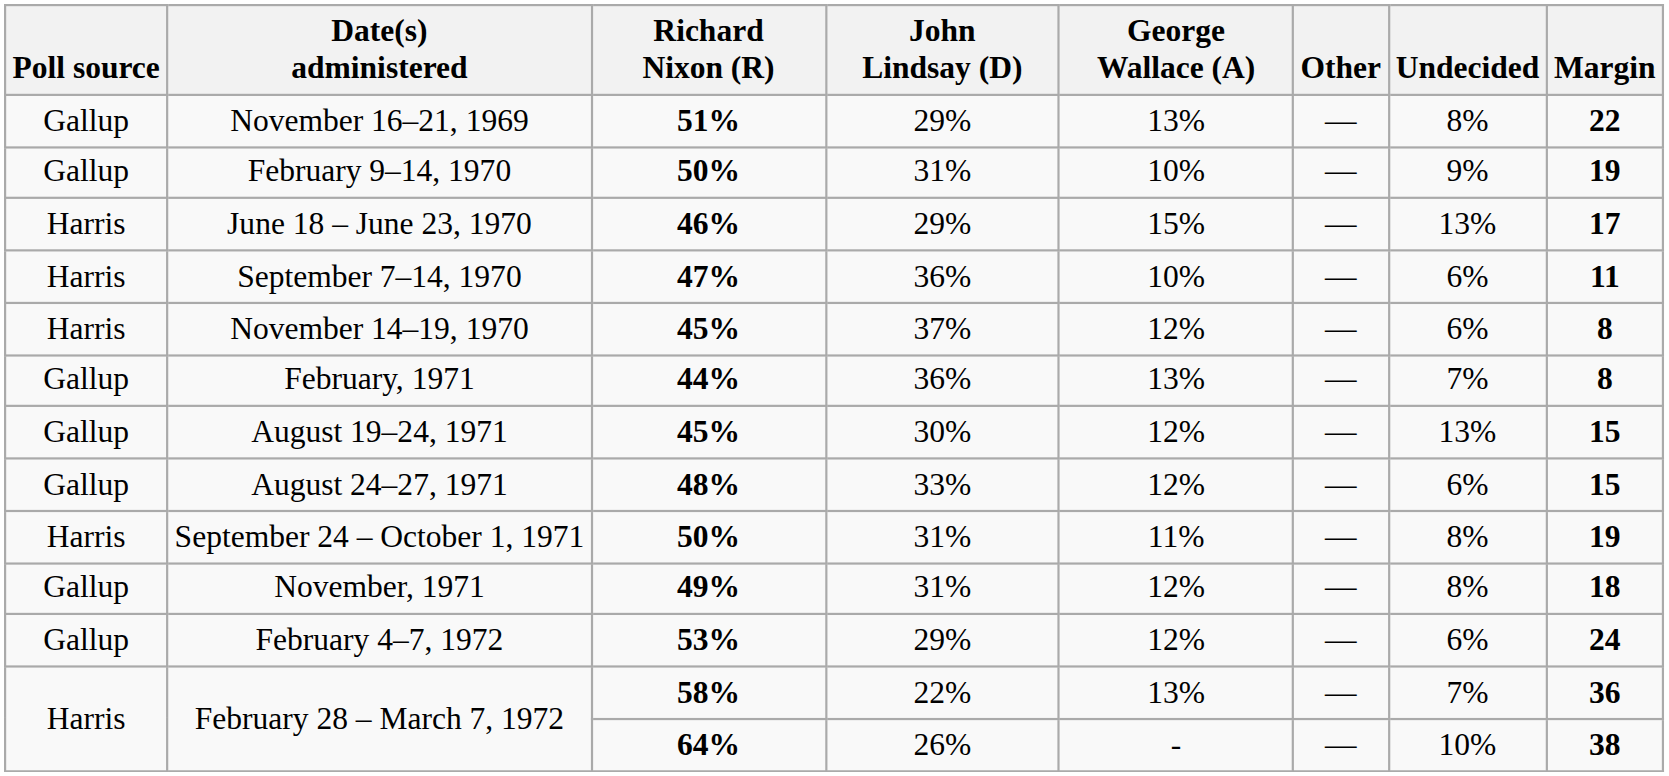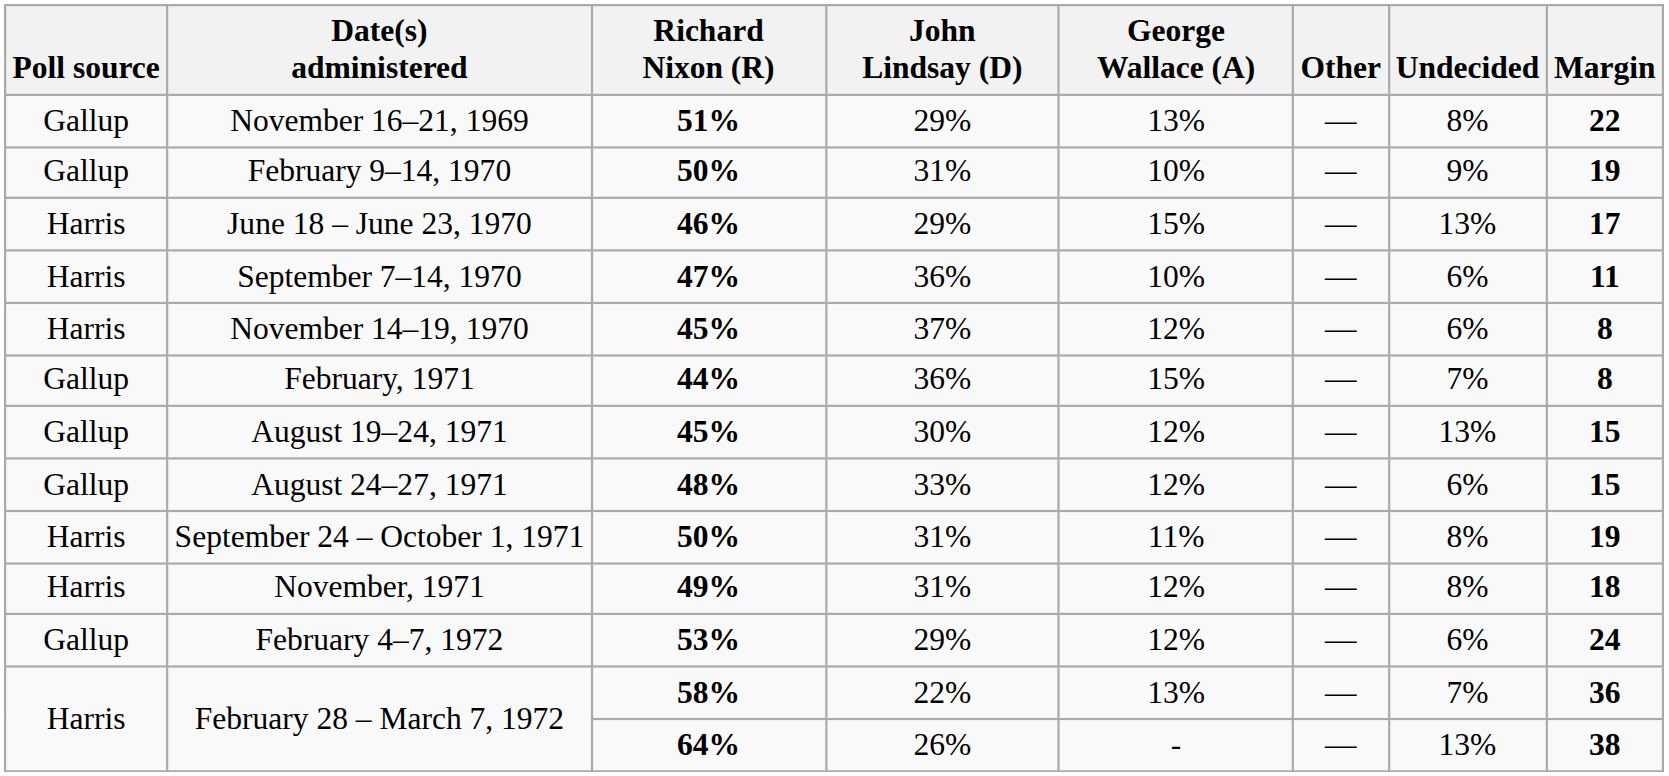(1176, 380) 13% -> (1176, 380) 15%
(86, 588) Gallup -> (86, 588) Harris
(1467, 744) 10% -> (1467, 744) 13%
